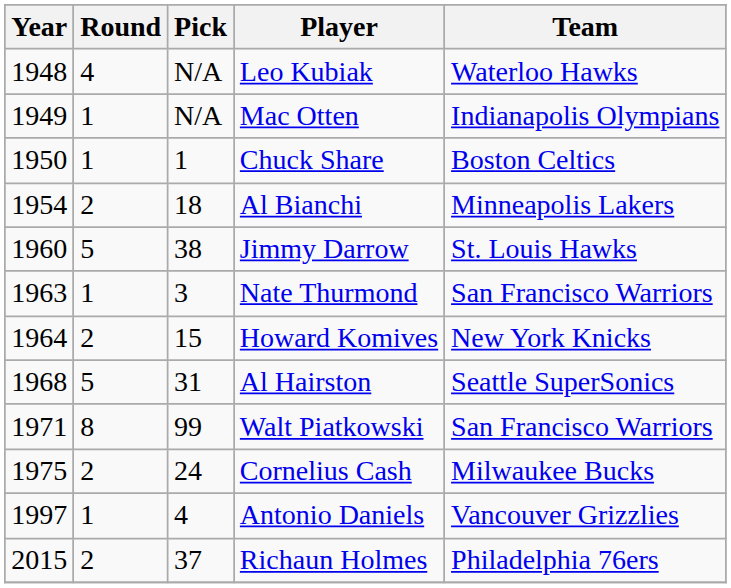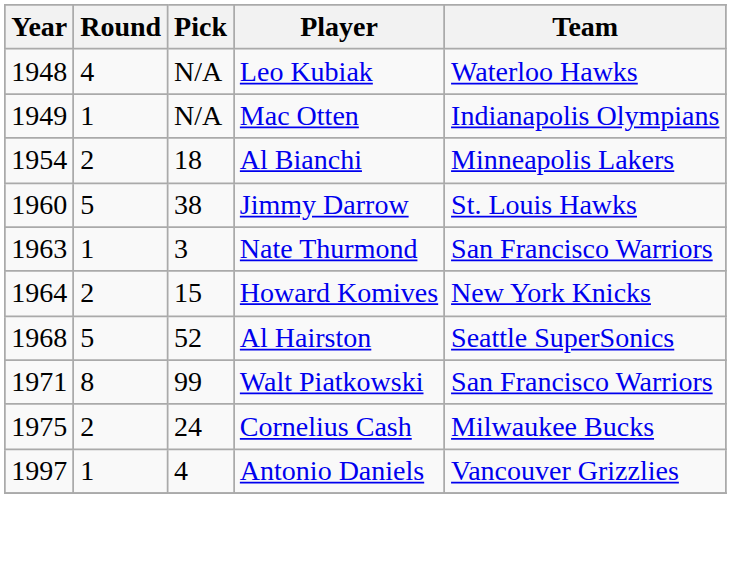- row: (312, 159)
(188, 381) 31 -> (188, 337) 52
- row: (334, 559)
